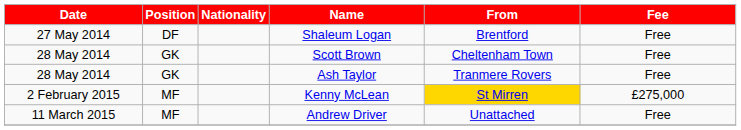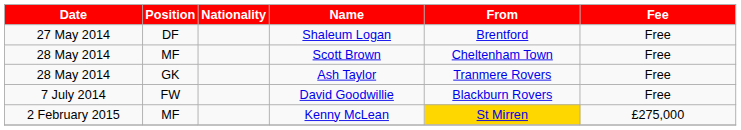(170, 55) GK -> (170, 55) MF
+ row: (347, 95)
- row: (347, 115)
